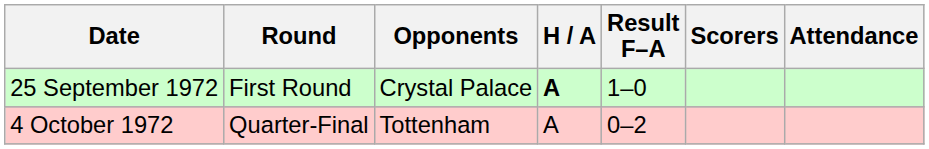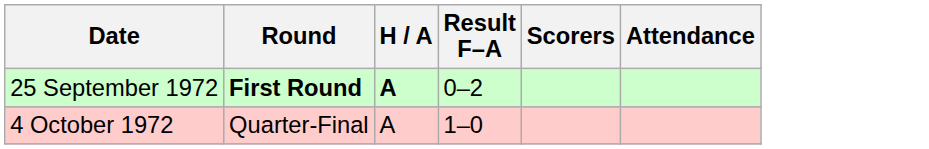- column: (456, 36)
(290, 87) normal -> (296, 87) bold
(627, 87) 1–0 -> (463, 87) 0–2
(627, 125) 0–2 -> (463, 125) 1–0
